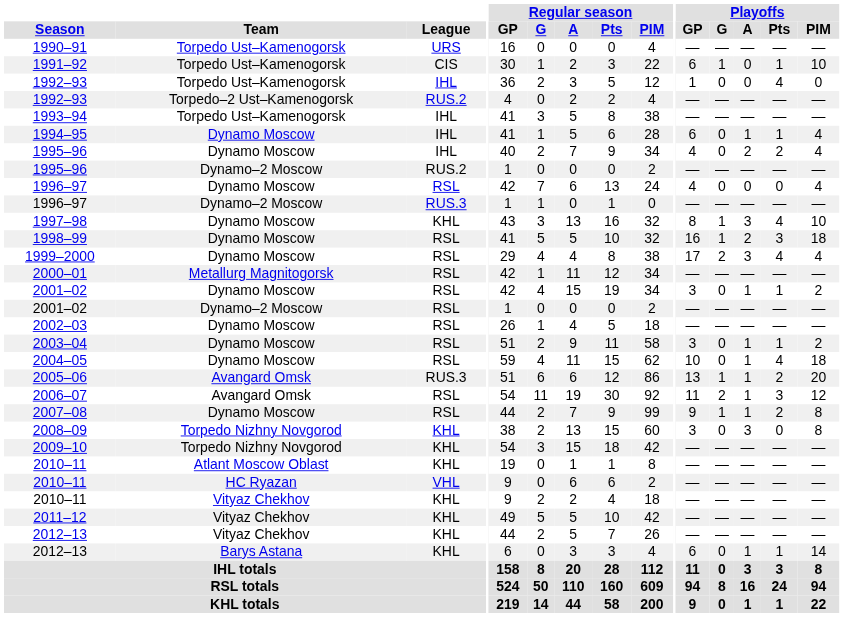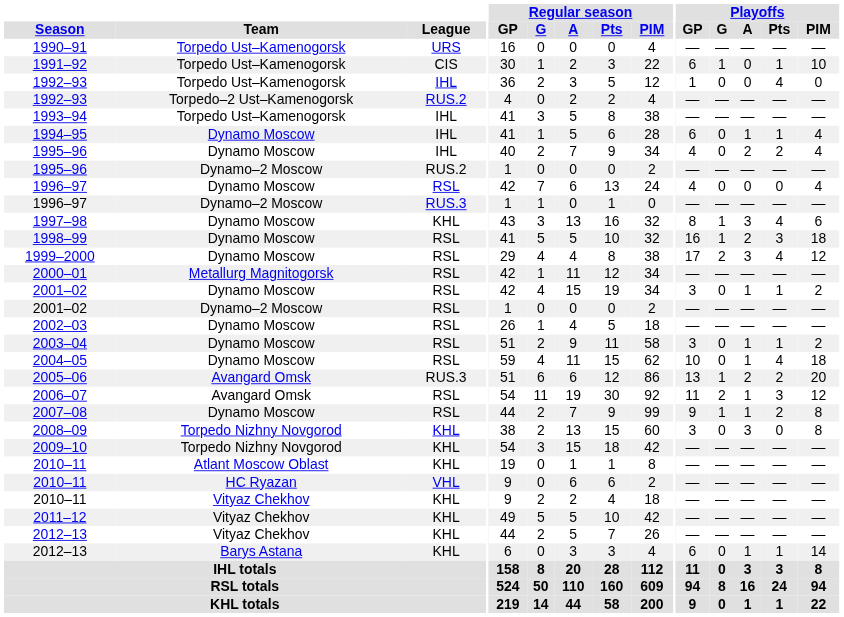(818, 221) 10 -> (818, 221) 6
(818, 256) 4 -> (818, 256) 12
(748, 378) 1 -> (748, 378) 2
